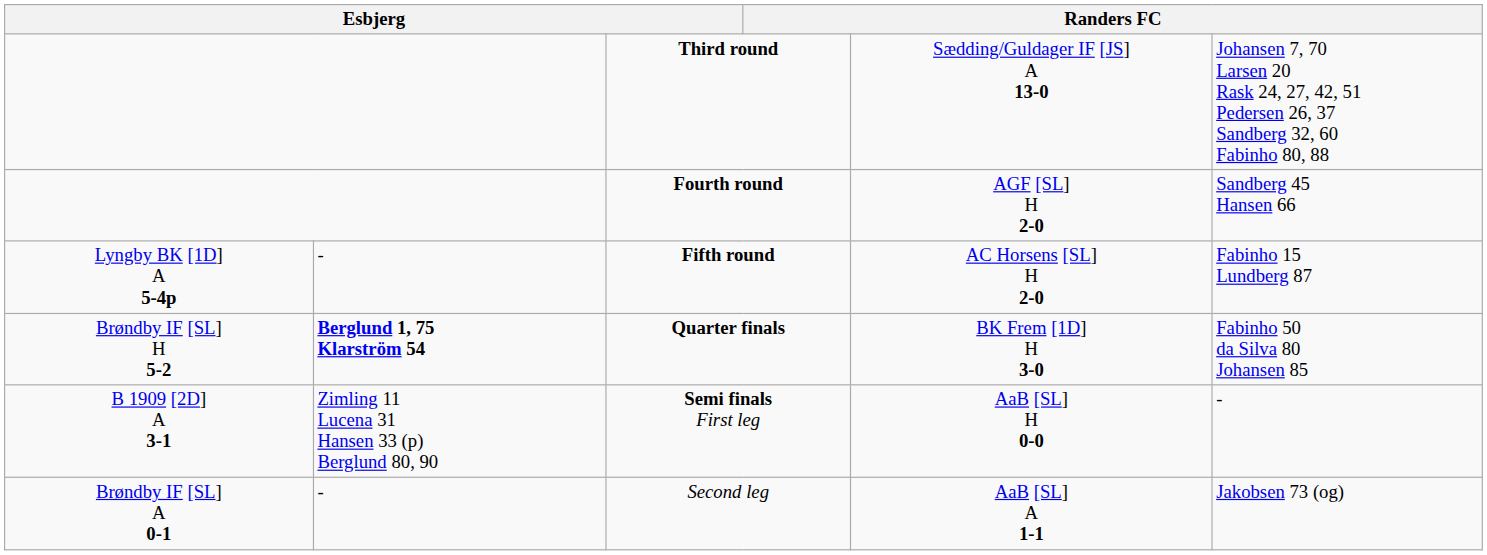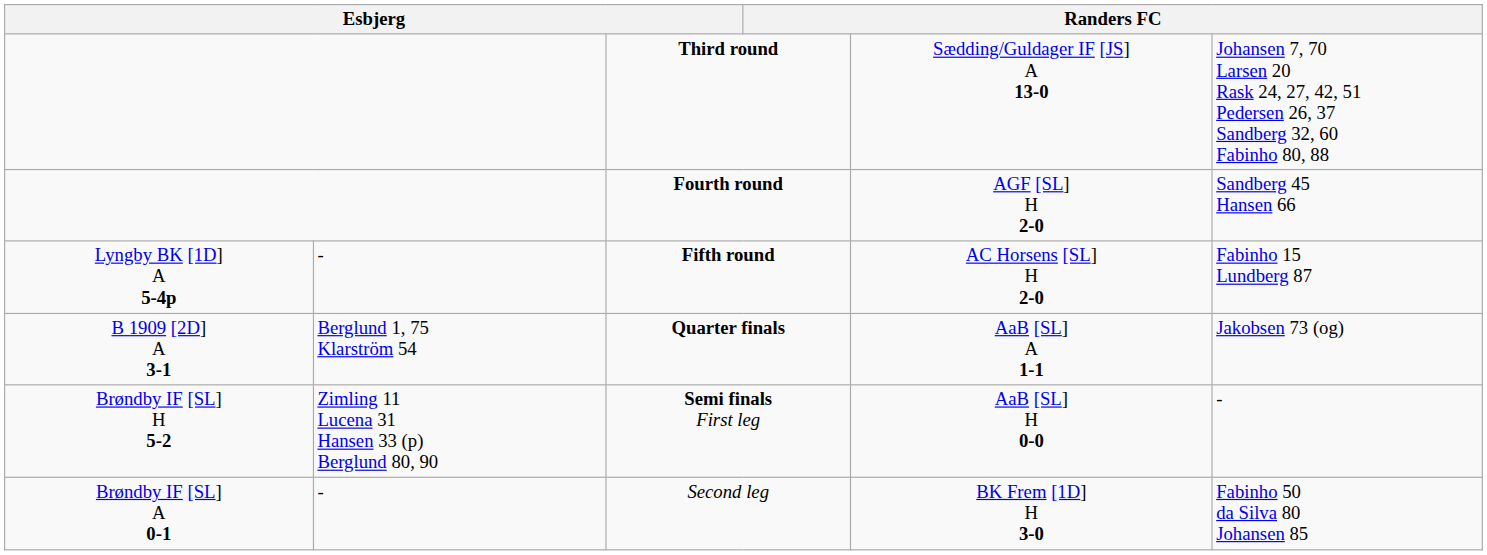(159, 348) Brøndby IF [SL] H 5-2 -> (159, 348) B 1909 [2D] A 3-1
(376, 338) bold -> (373, 338) normal
(1031, 348) BK Frem [1D] H 3-0 -> (1031, 348) AaB [SL] A 1-1
(1262, 348) Fabinho 50 da Silva 80 Johansen 85 -> (1280, 327) Jakobsen 73 (og)
(159, 420) B 1909 [2D] A 3-1 -> (159, 420) Brøndby IF [SL] H 5-2
(1031, 513) AaB [SL] A 1-1 -> (1031, 513) BK Frem [1D] H 3-0
(1280, 492) Jakobsen 73 (og) -> (1262, 513) Fabinho 50 da Silva 80 Johansen 85
